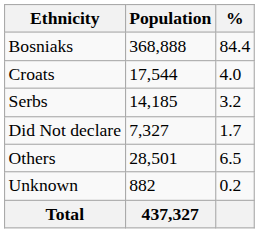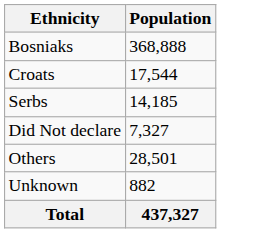- column: (235, 18)
